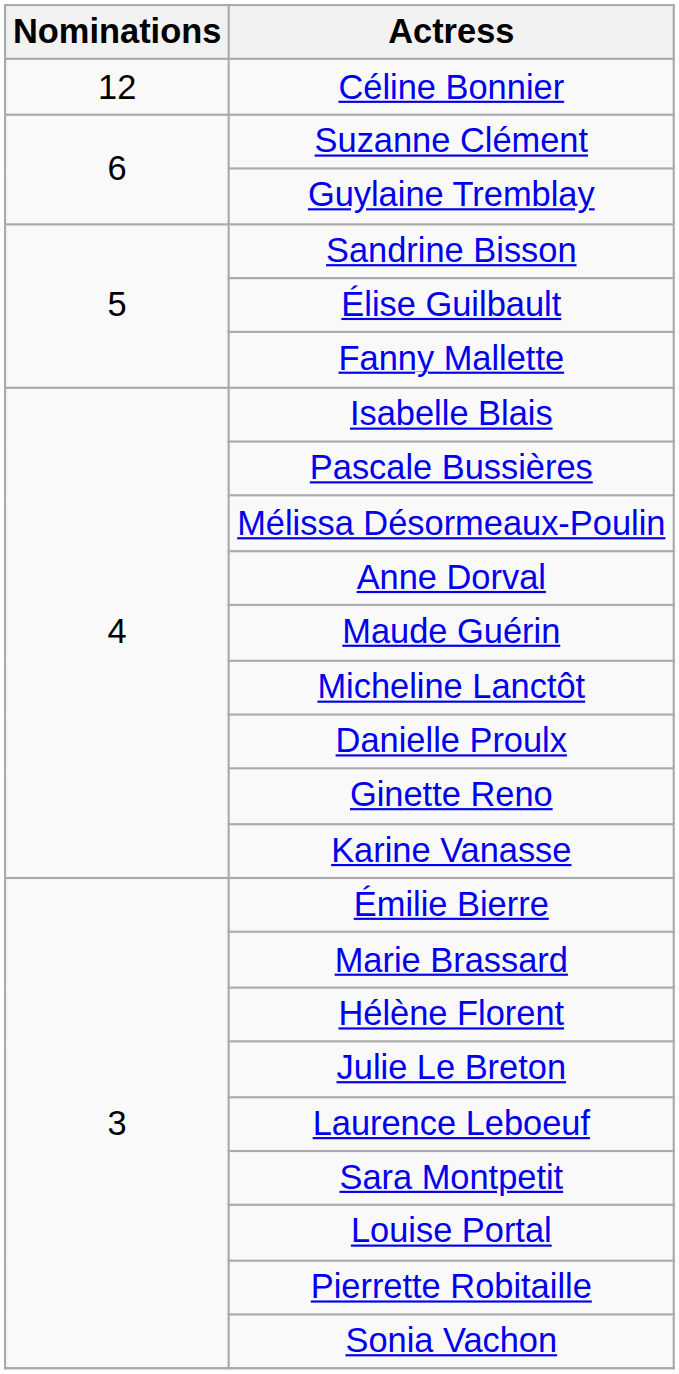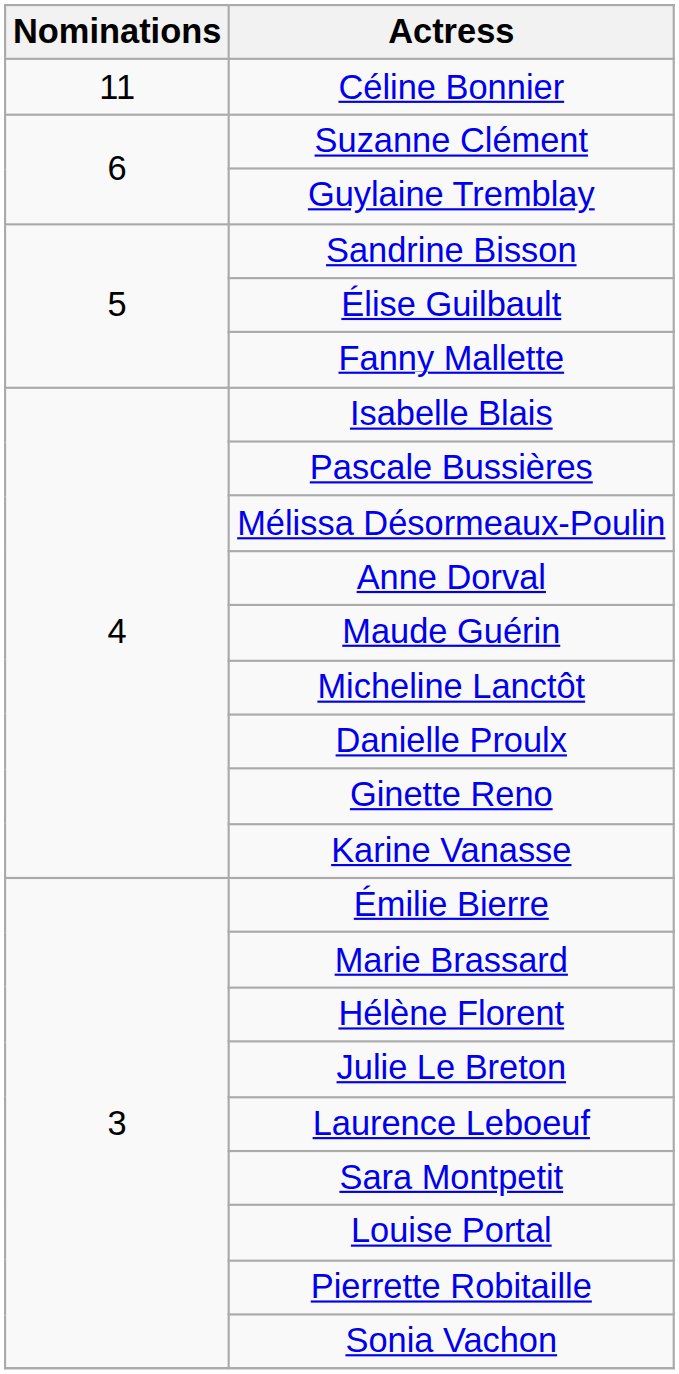(117, 86) 12 -> (117, 86) 11
